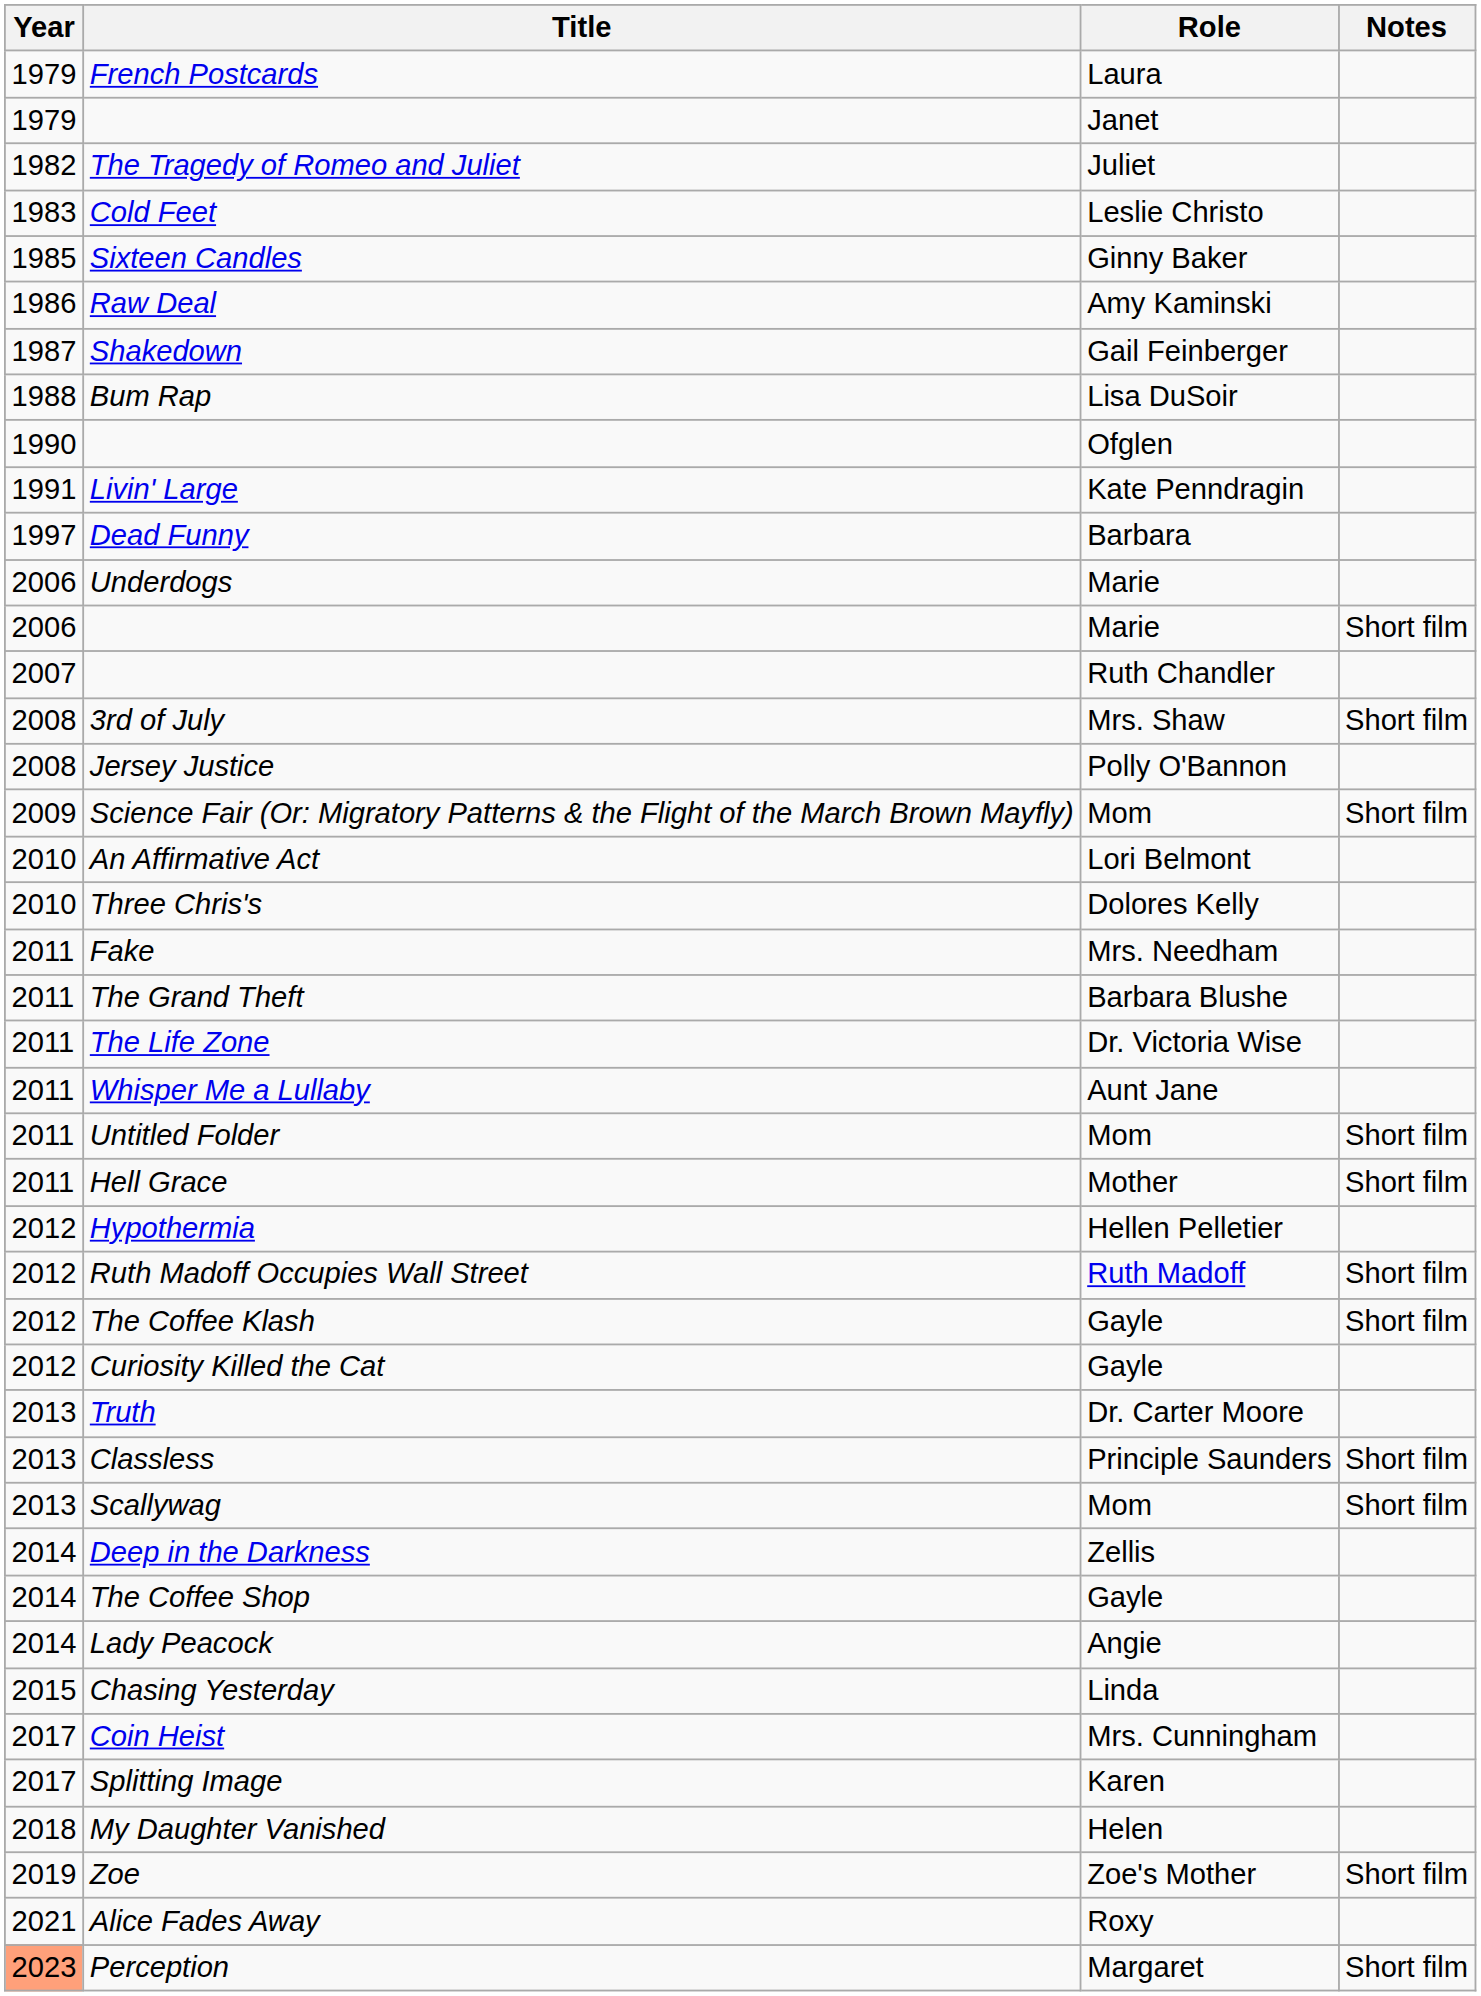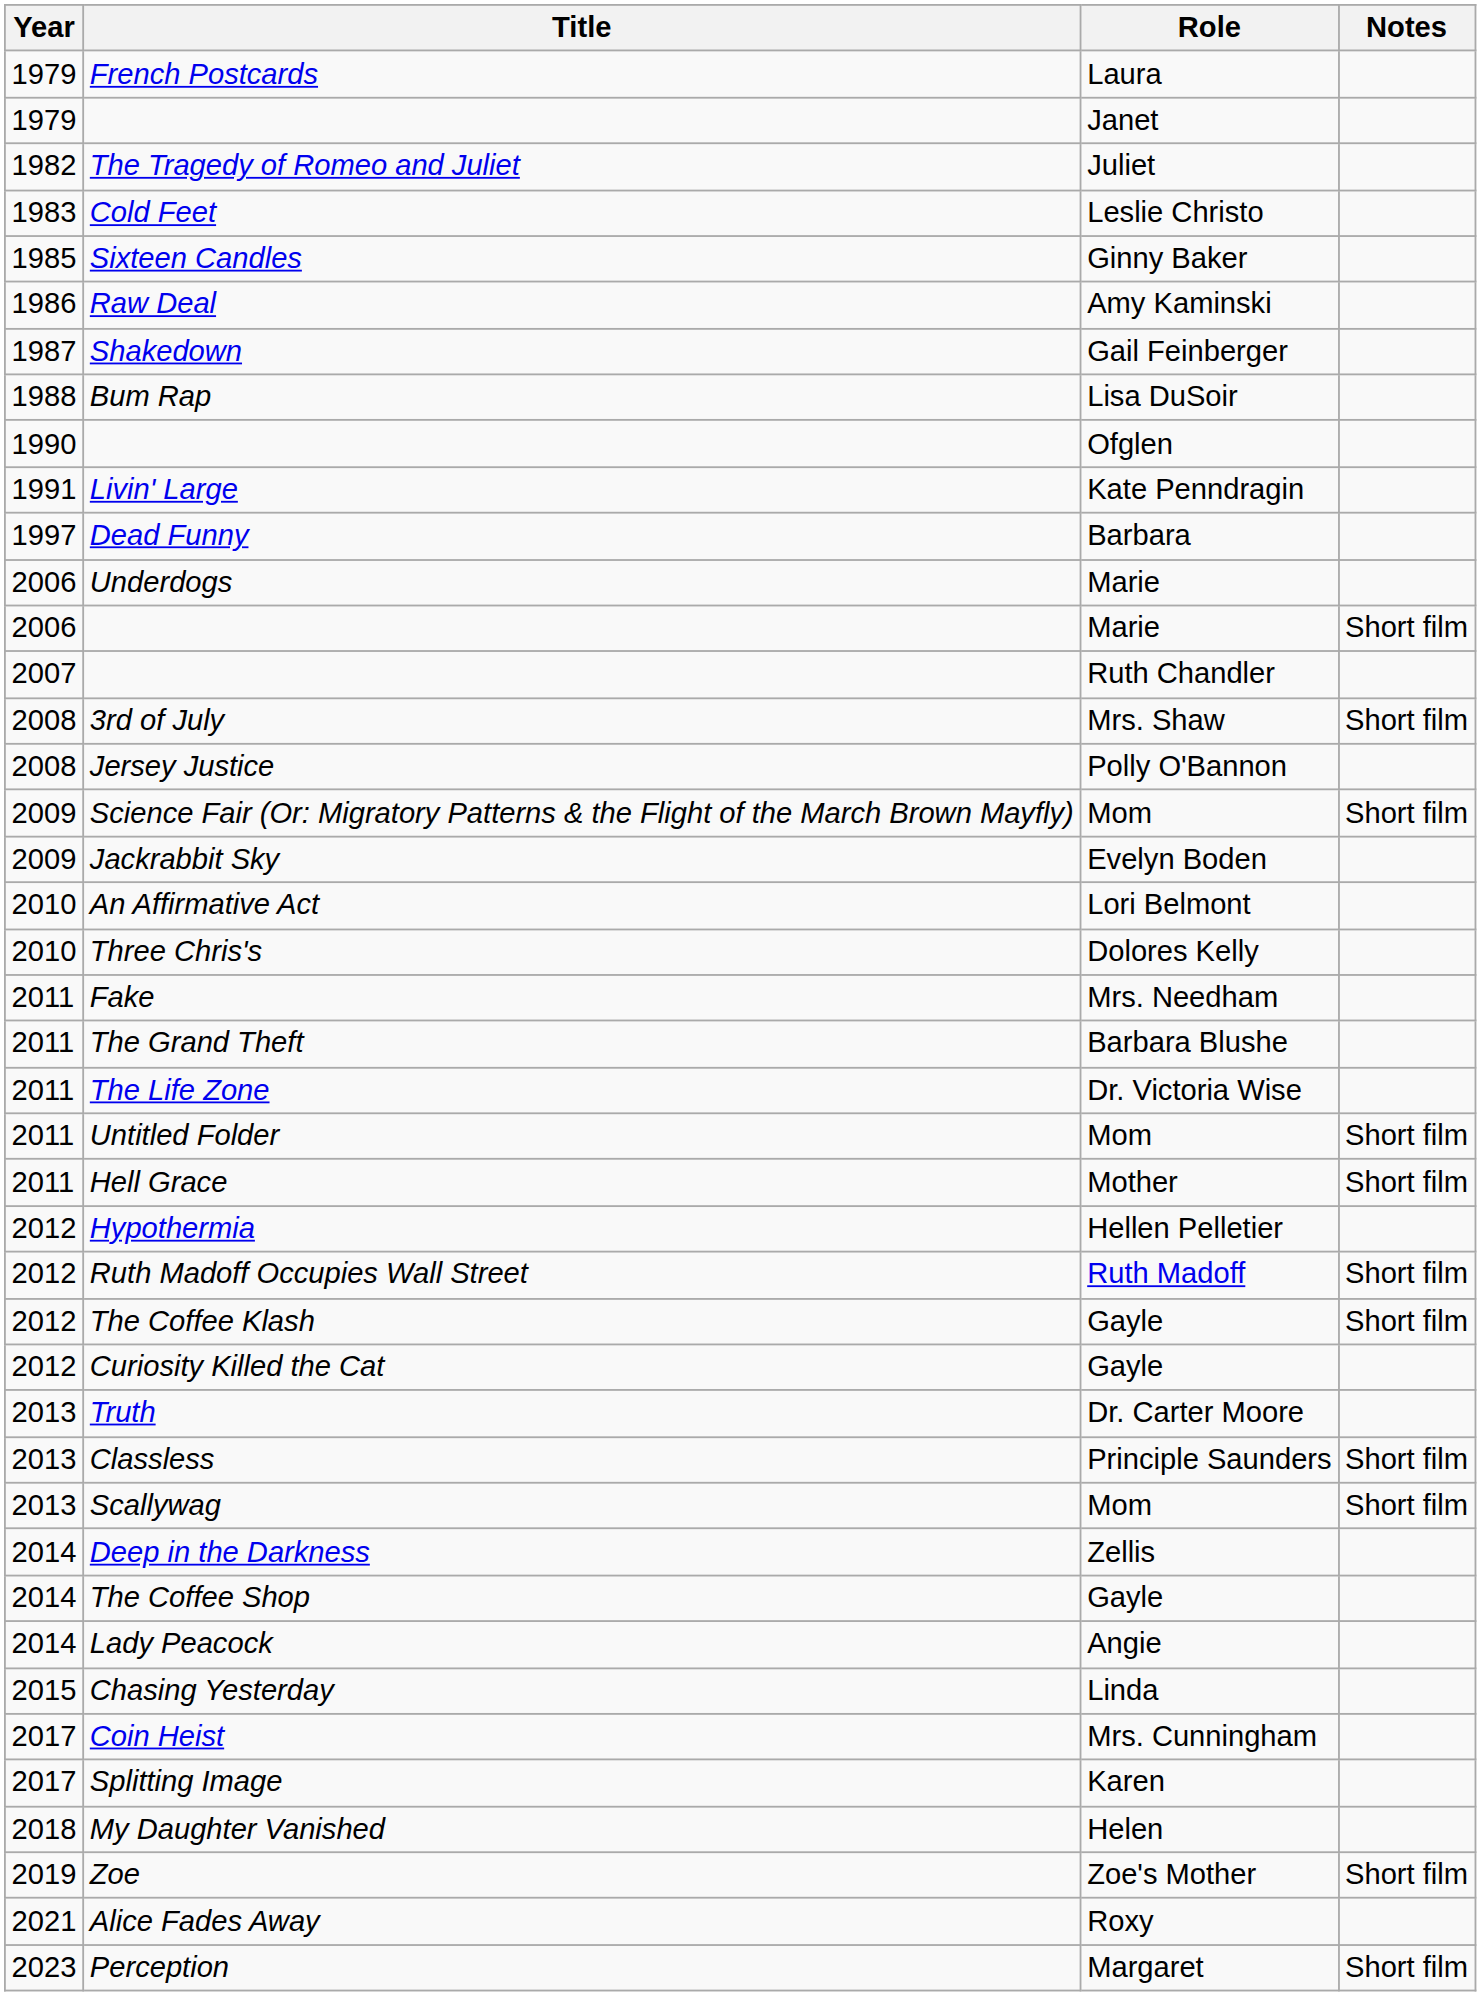+ row: (185, 858)
- row: (230, 1089)
(44, 1967) lightsalmon background -> (44, 1967) no background
